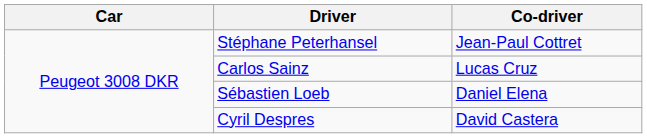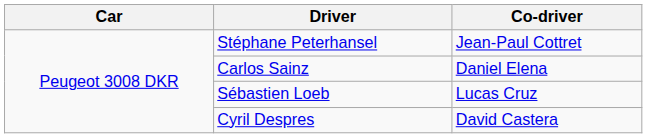(497, 68) Lucas Cruz -> (502, 68) Daniel Elena
(502, 94) Daniel Elena -> (497, 94) Lucas Cruz
